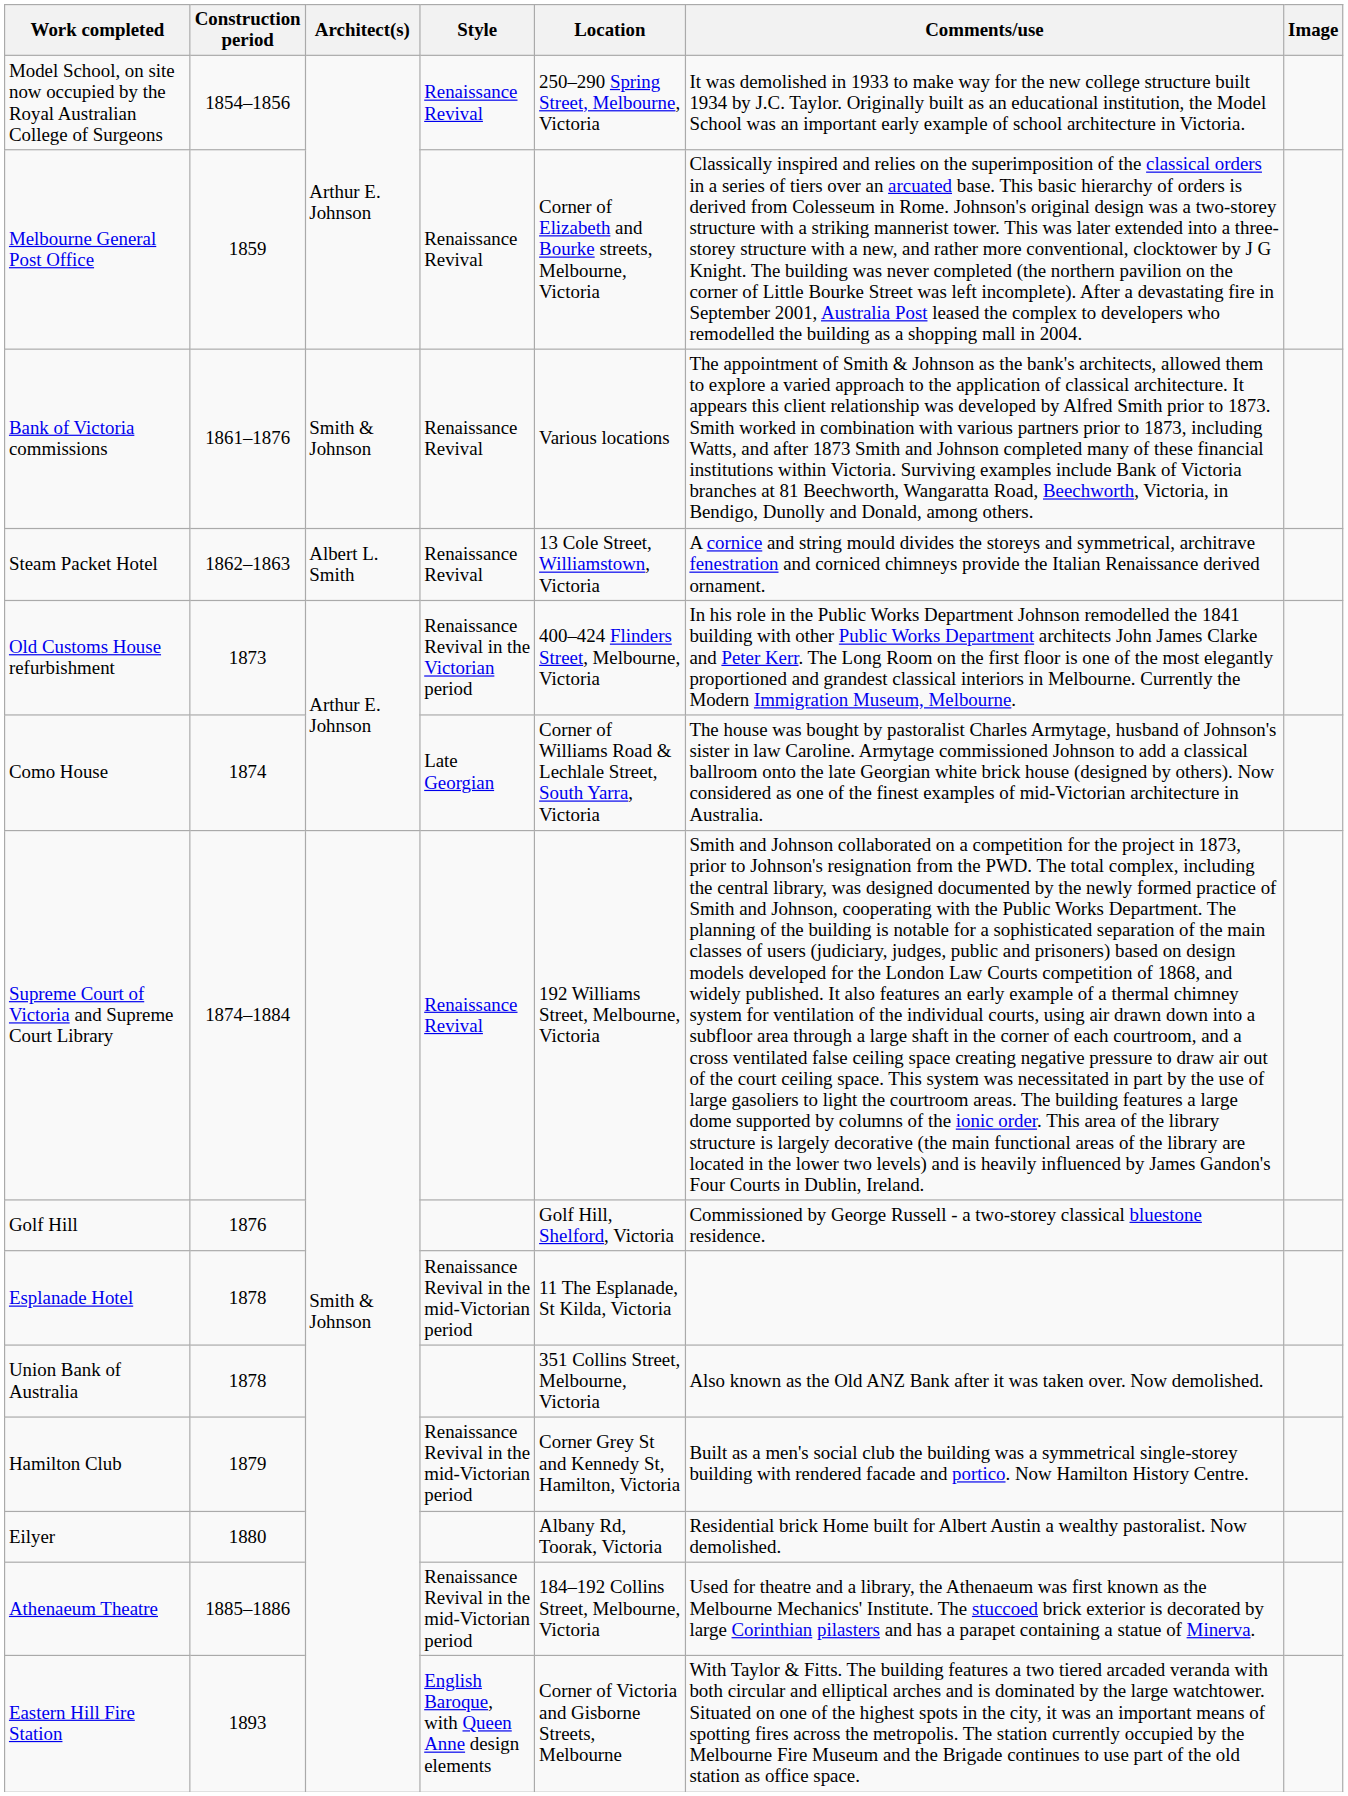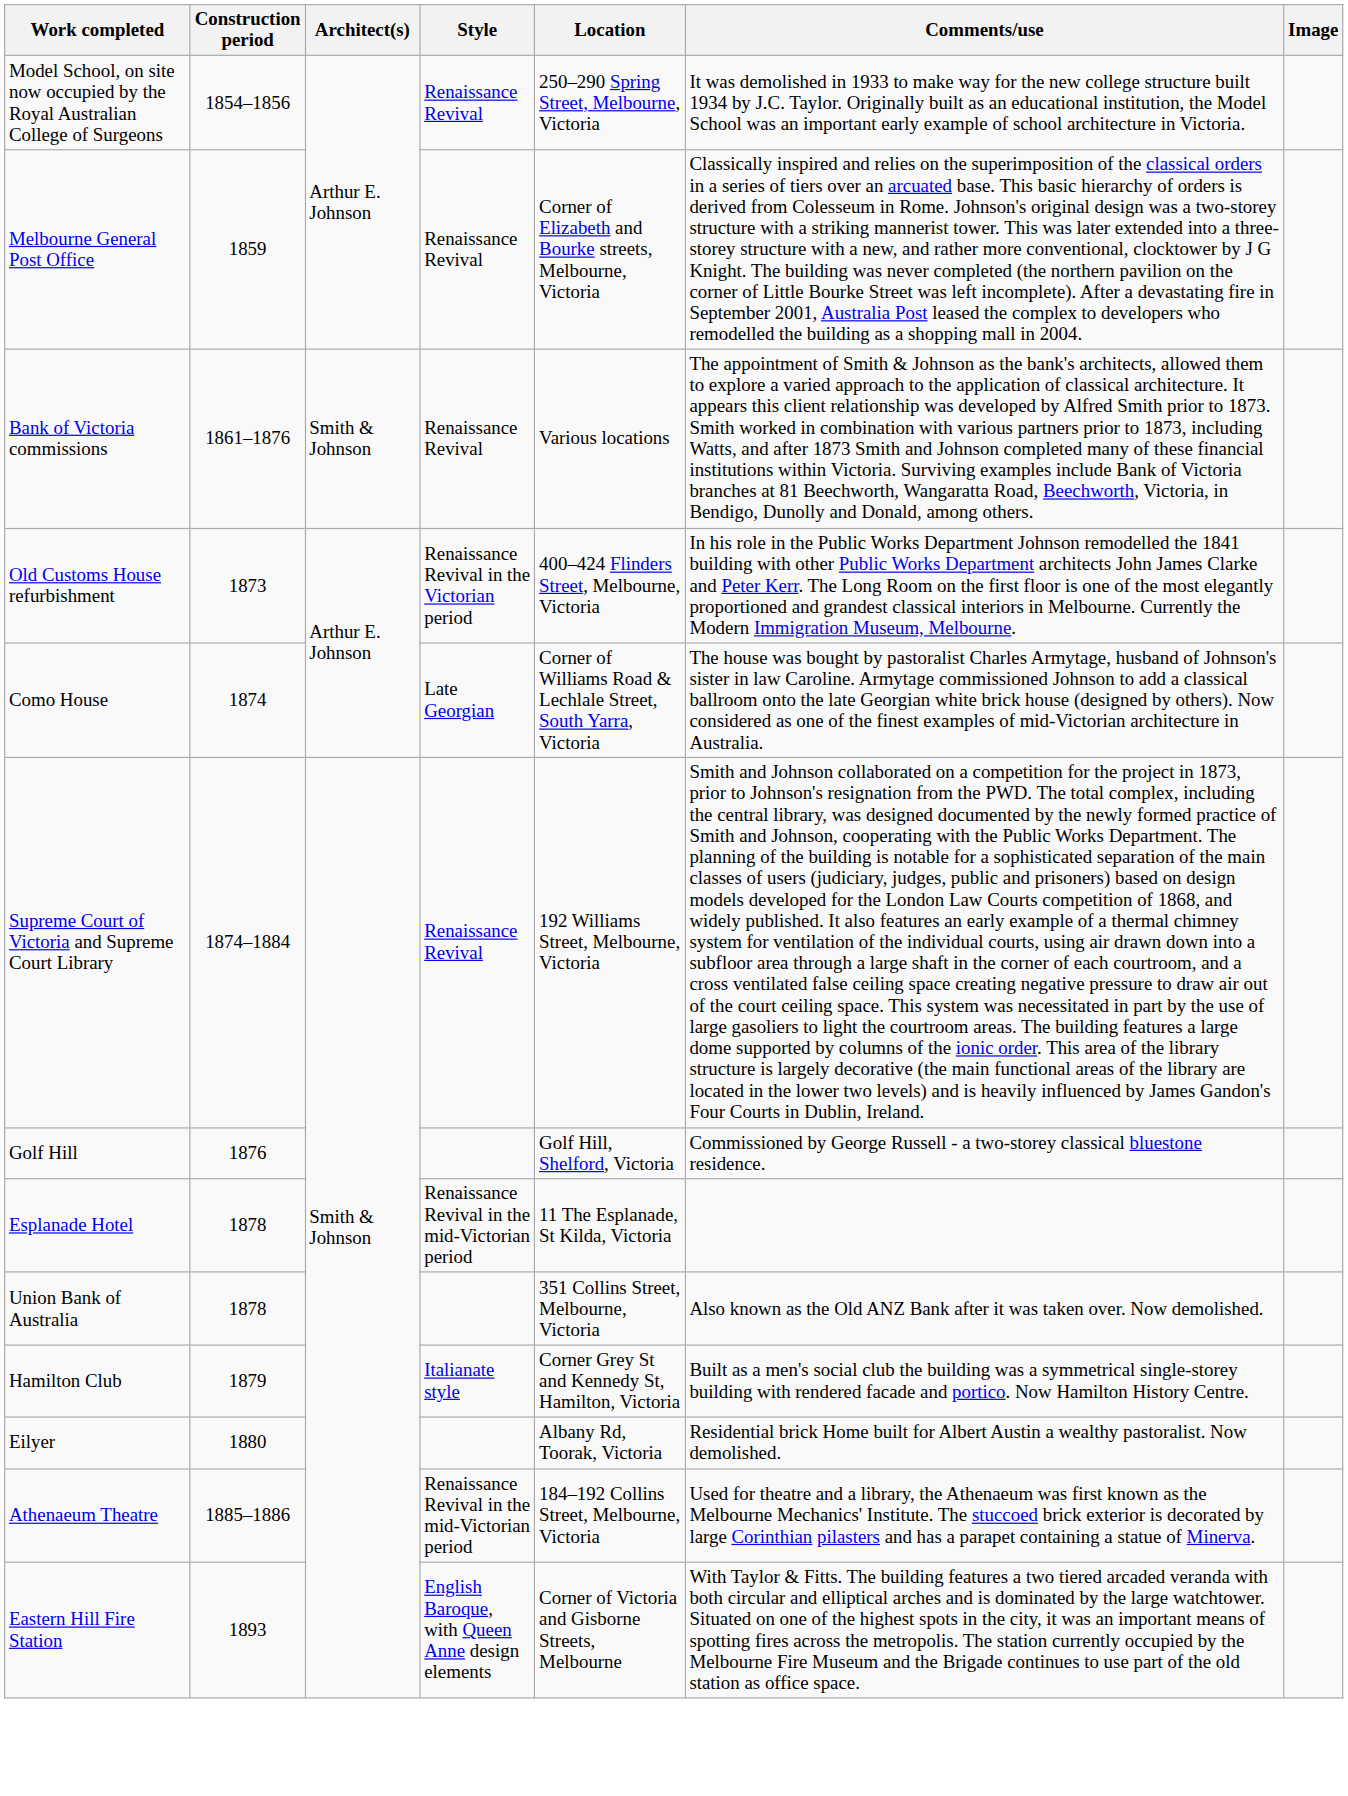- row: (83, 564)
(477, 1463) Renaissance Revival in the mid-Victorian period -> (459, 1380) Italianate style
